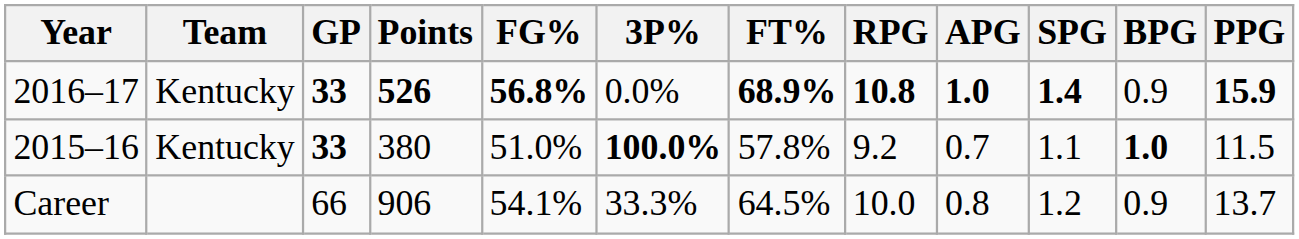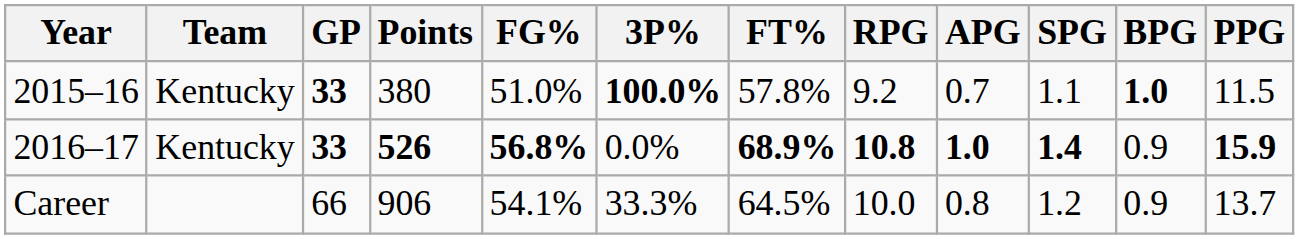rows swapped: (76, 146) <-> (76, 89)
